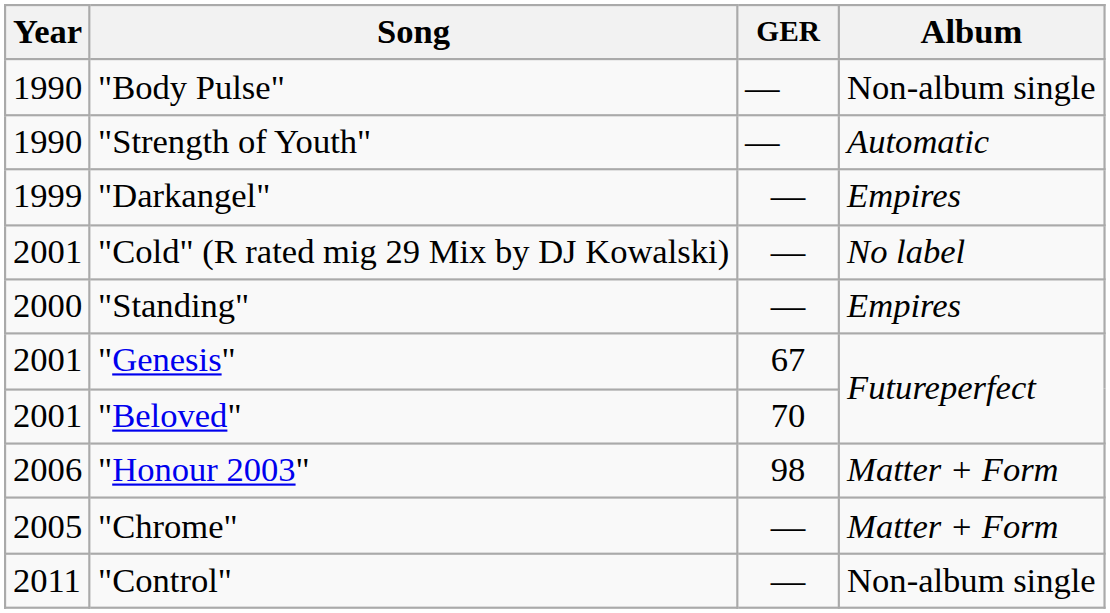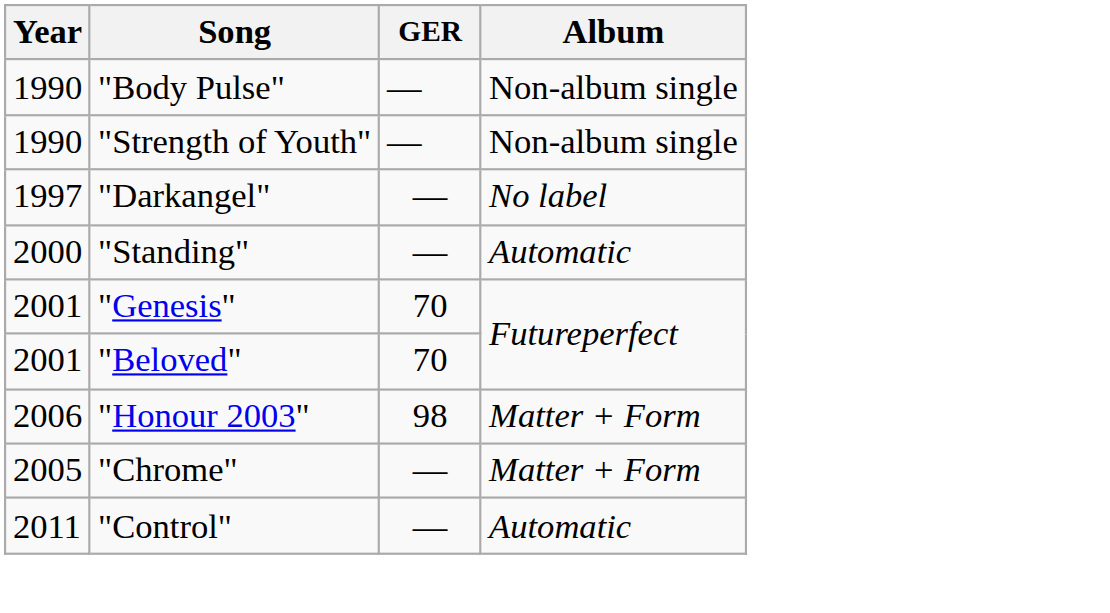(918, 141) Automatic -> (613, 141) Non-album single
(48, 196) 1999 -> (48, 196) 1997
(904, 196) Empires -> (548, 196) No label
- row: (414, 251)
(904, 305) Empires -> (560, 251) Automatic
(788, 360) 67 -> (430, 305) 70
(971, 580) Non-album single -> (560, 525) Automatic
